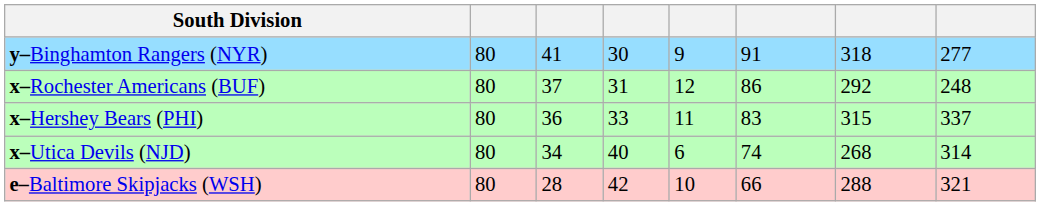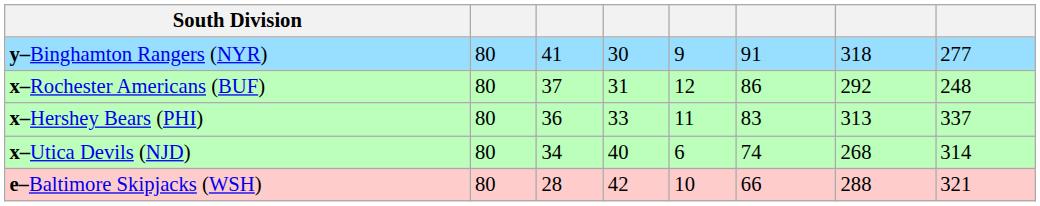(856, 119) 315 -> (856, 119) 313
